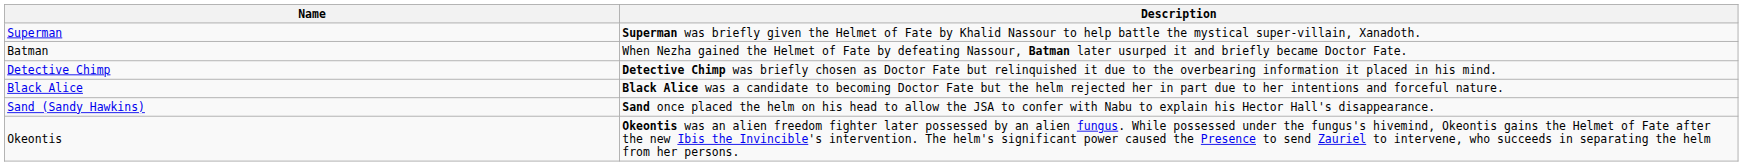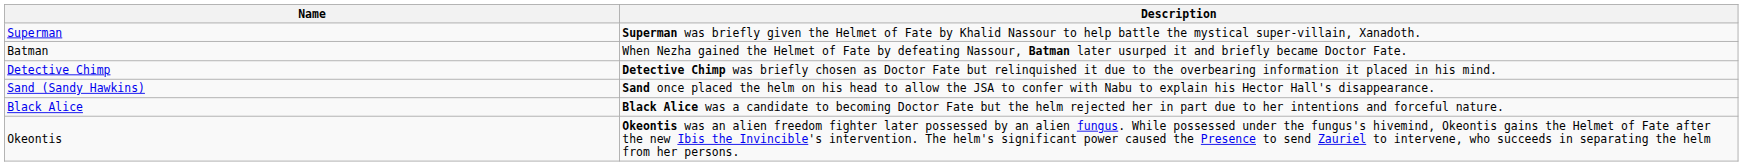rows swapped: (76, 107) <-> (45, 88)
